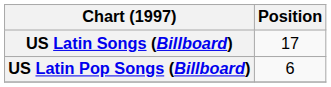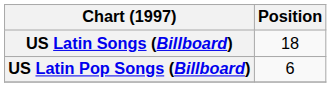(290, 43) 17 -> (290, 43) 18
